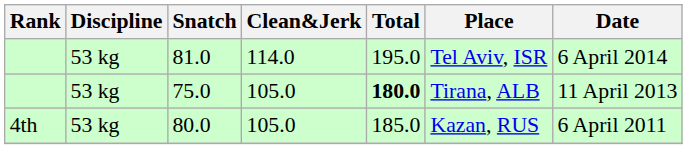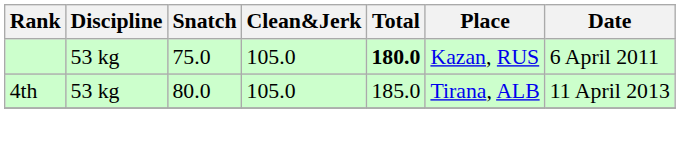- row: (191, 56)
(485, 90) Tirana, ALB -> (485, 56) Kazan, RUS
(617, 90) 11 April 2013 -> (604, 56) 6 April 2011
(485, 125) Kazan, RUS -> (485, 90) Tirana, ALB
(612, 125) 6 April 2011 -> (610, 90) 11 April 2013
